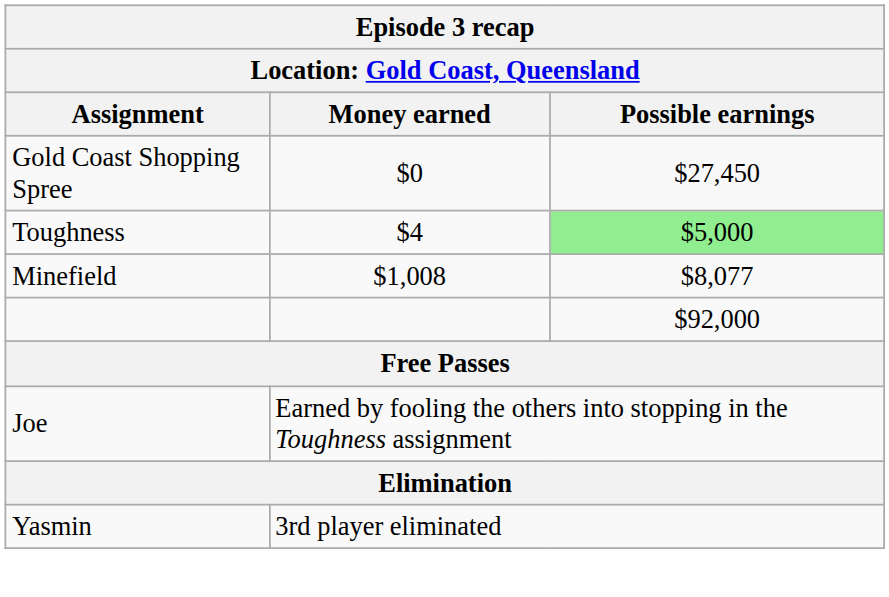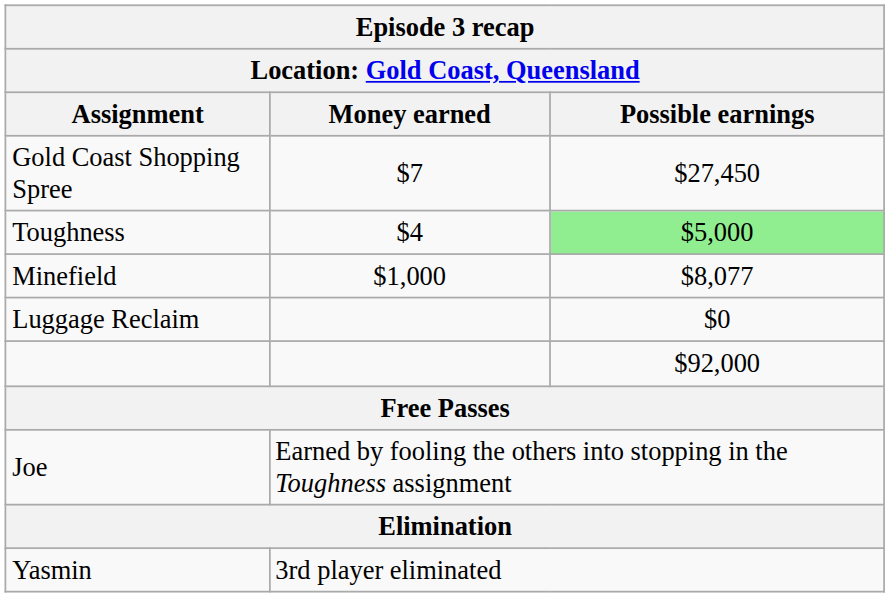(410, 173) $0 -> (410, 173) $7
(410, 276) $1,008 -> (410, 276) $1,000
+ row: (106, 319)
